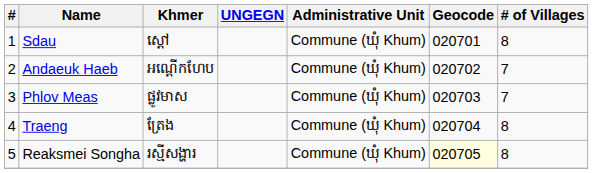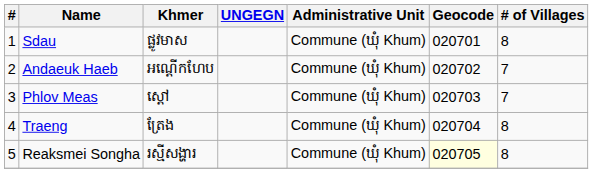(158, 40) ស្ដៅ -> (167, 40) ផ្លូវមាស
(167, 97) ផ្លូវមាស -> (158, 97) ស្ដៅ
